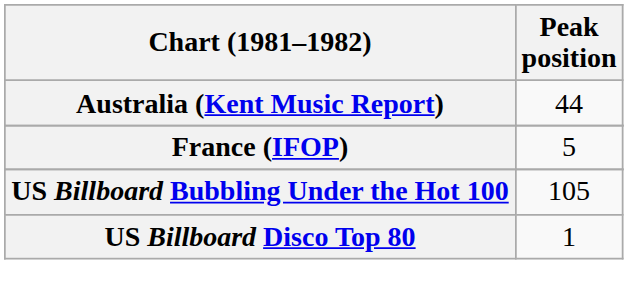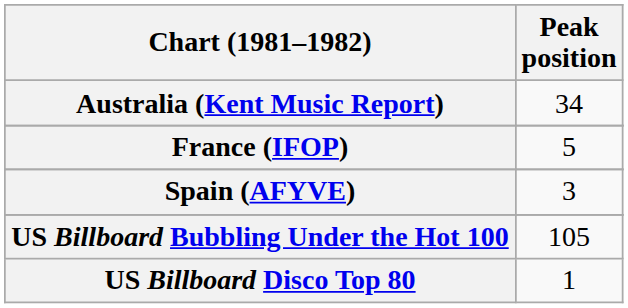(569, 102) 44 -> (569, 102) 34
+ row: (260, 191)
